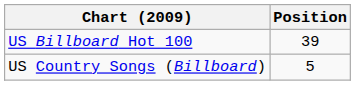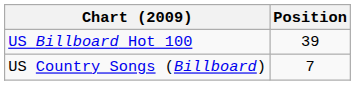(310, 67) 5 -> (310, 67) 7
